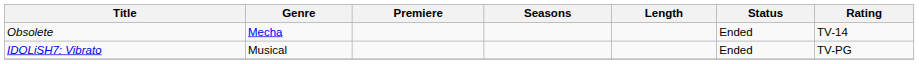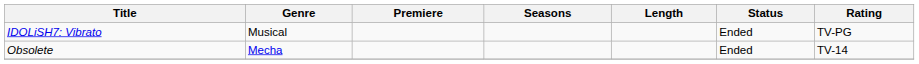rows swapped: (54, 50) <-> (30, 31)
